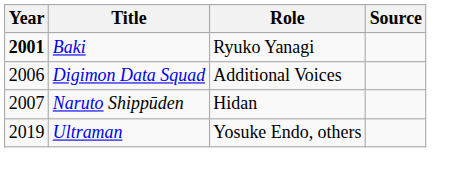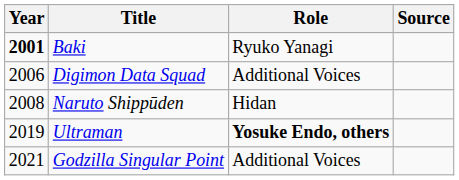(27, 103) 2007 -> (27, 103) 2008
(287, 132) normal -> (311, 132) bold
+ row: (138, 160)
